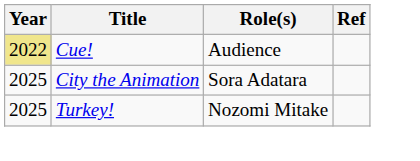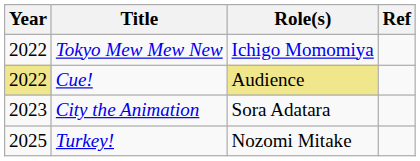+ row: (139, 49)
(245, 49) no background -> (268, 79) khaki background
(28, 79) 2025 -> (28, 110) 2023
